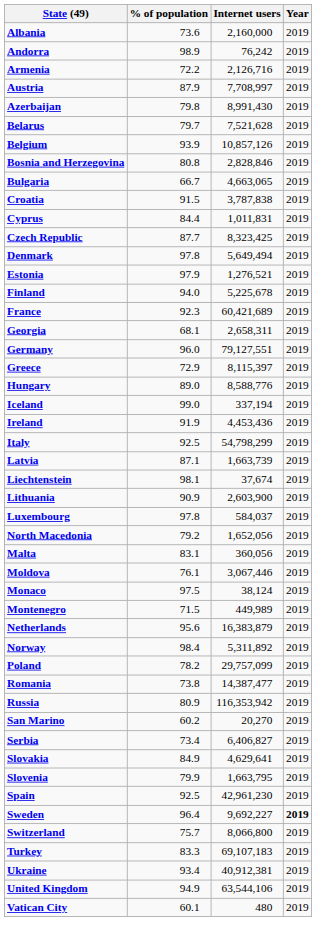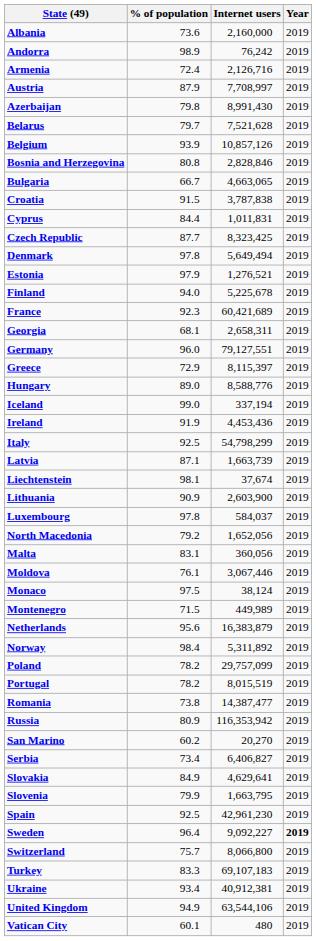(194, 69) 72.2 -> (194, 69) 72.4
+ row: (28, 683)
(254, 814) 9,692,227 -> (254, 832) 9,092,227
